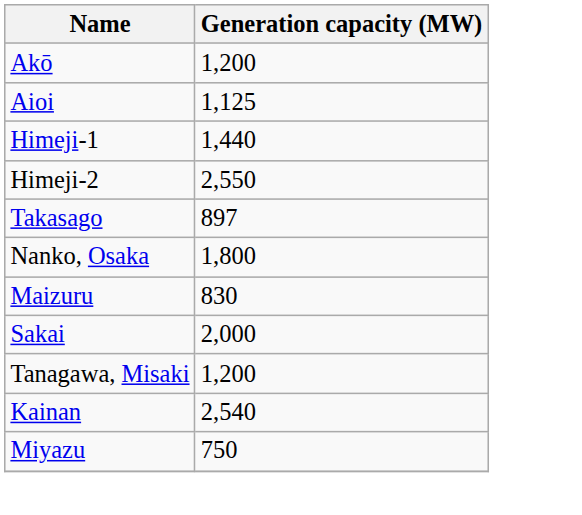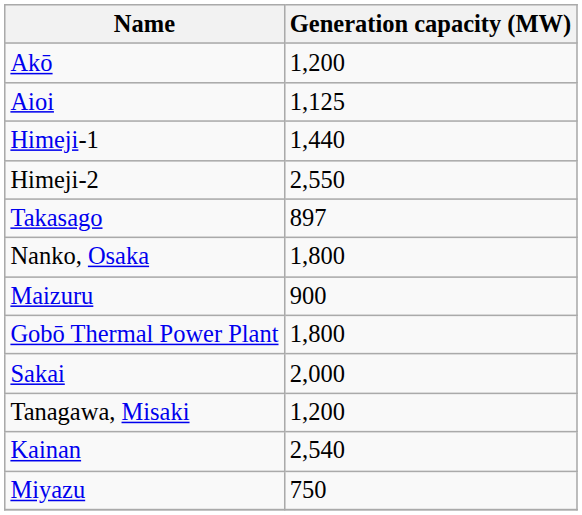(219, 295) 830 -> (308, 295) 900
+ row: (144, 334)
